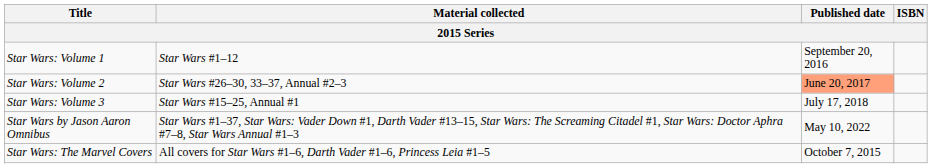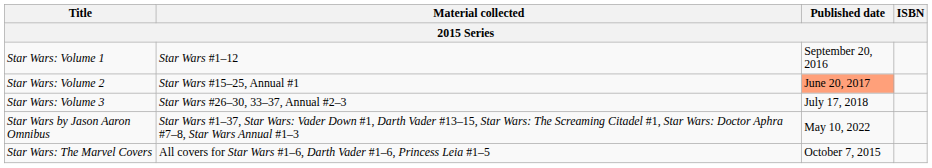(253, 83) Star Wars #26–30, 33–37, Annual #2–3 -> (229, 83) Star Wars #15–25, Annual #1
(229, 102) Star Wars #15–25, Annual #1 -> (253, 102) Star Wars #26–30, 33–37, Annual #2–3
